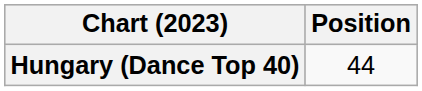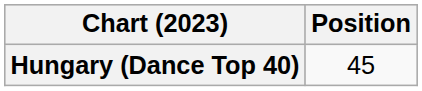(361, 64) 44 -> (361, 64) 45
